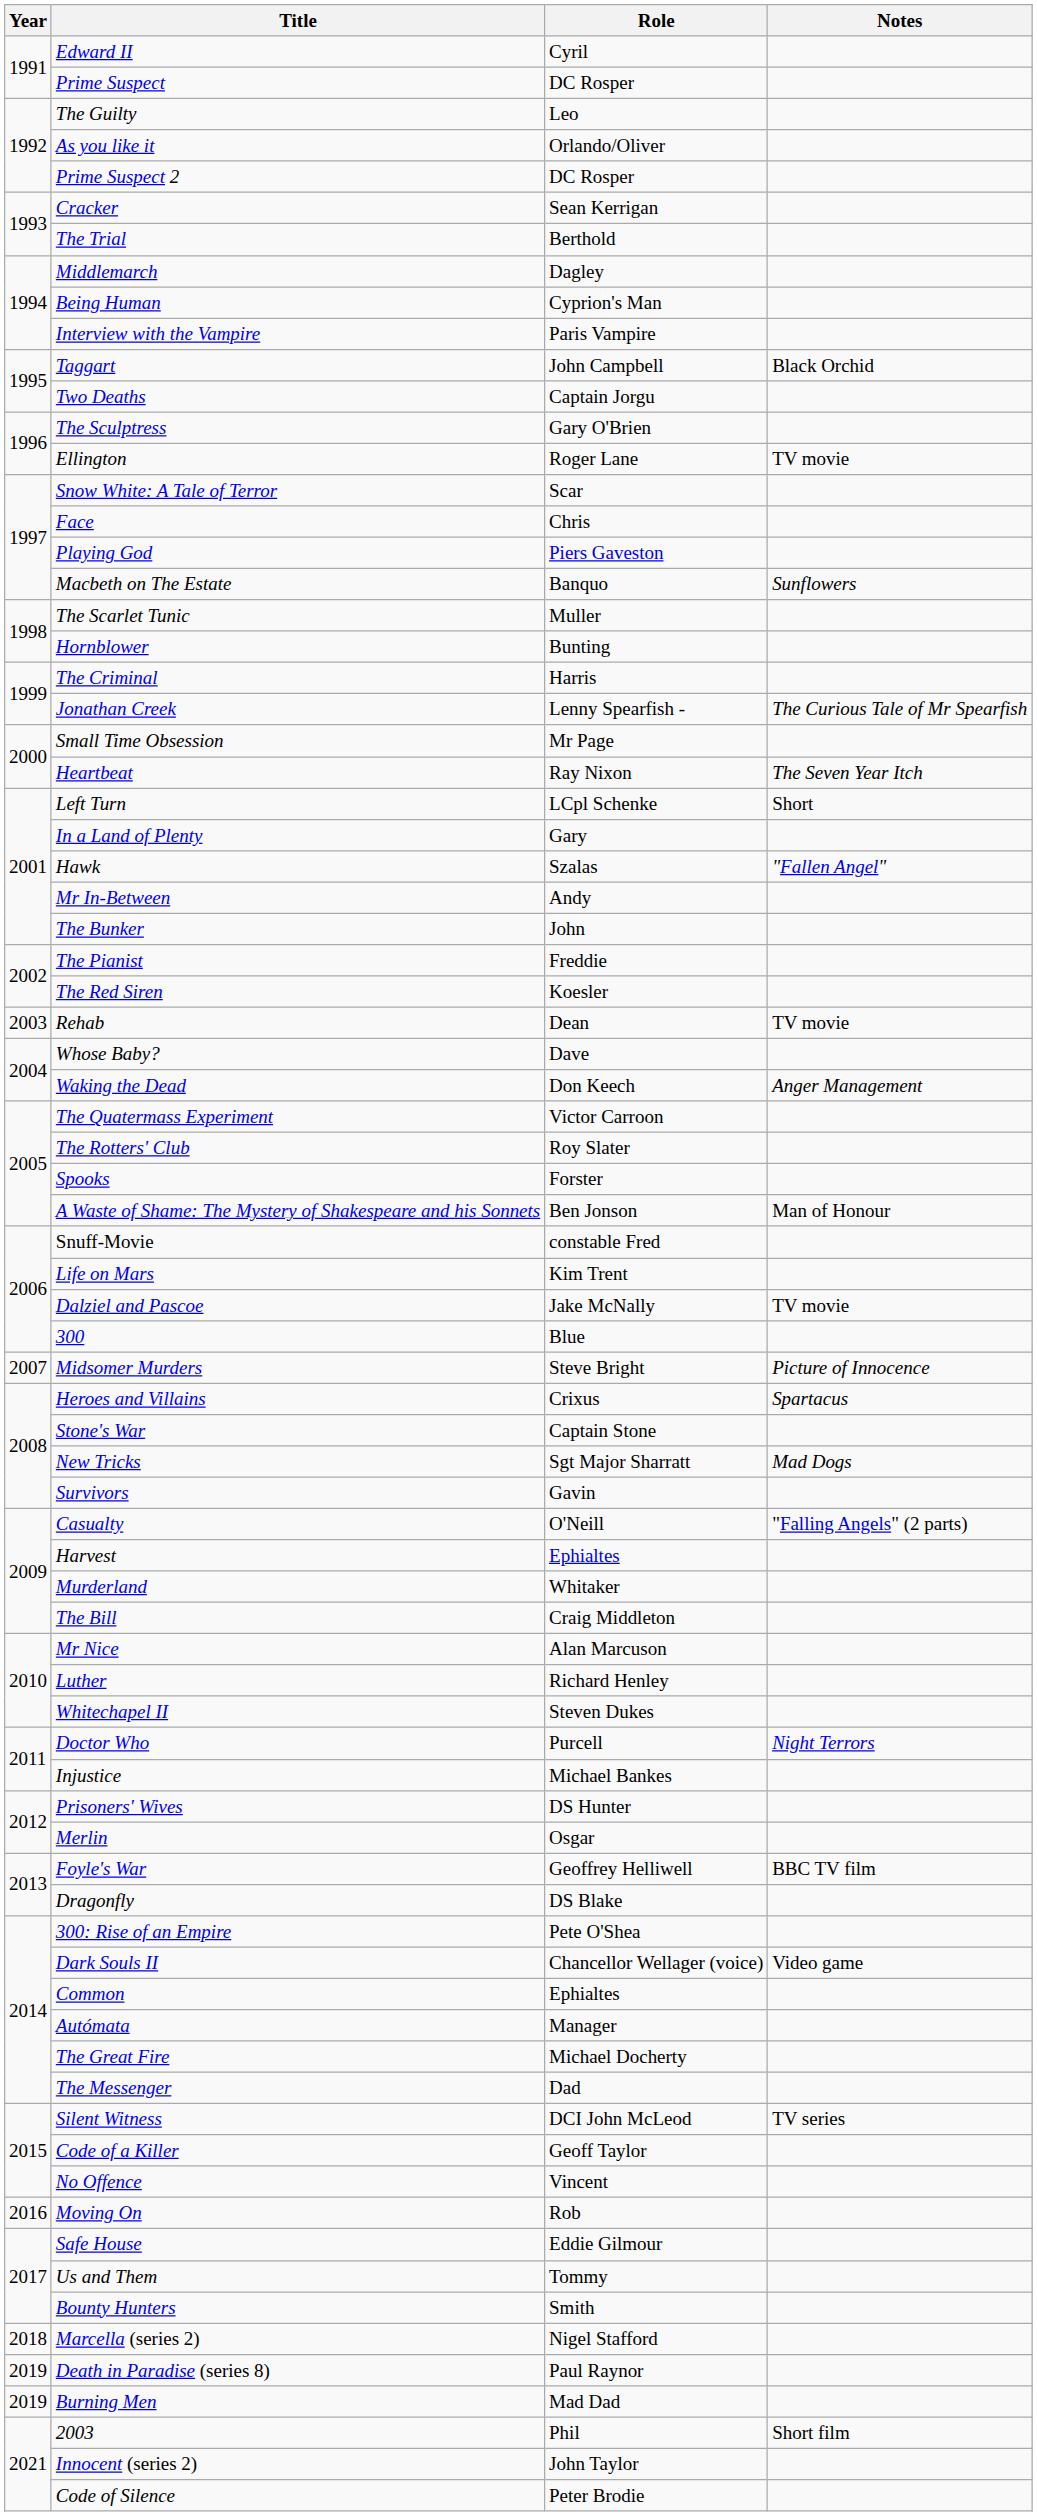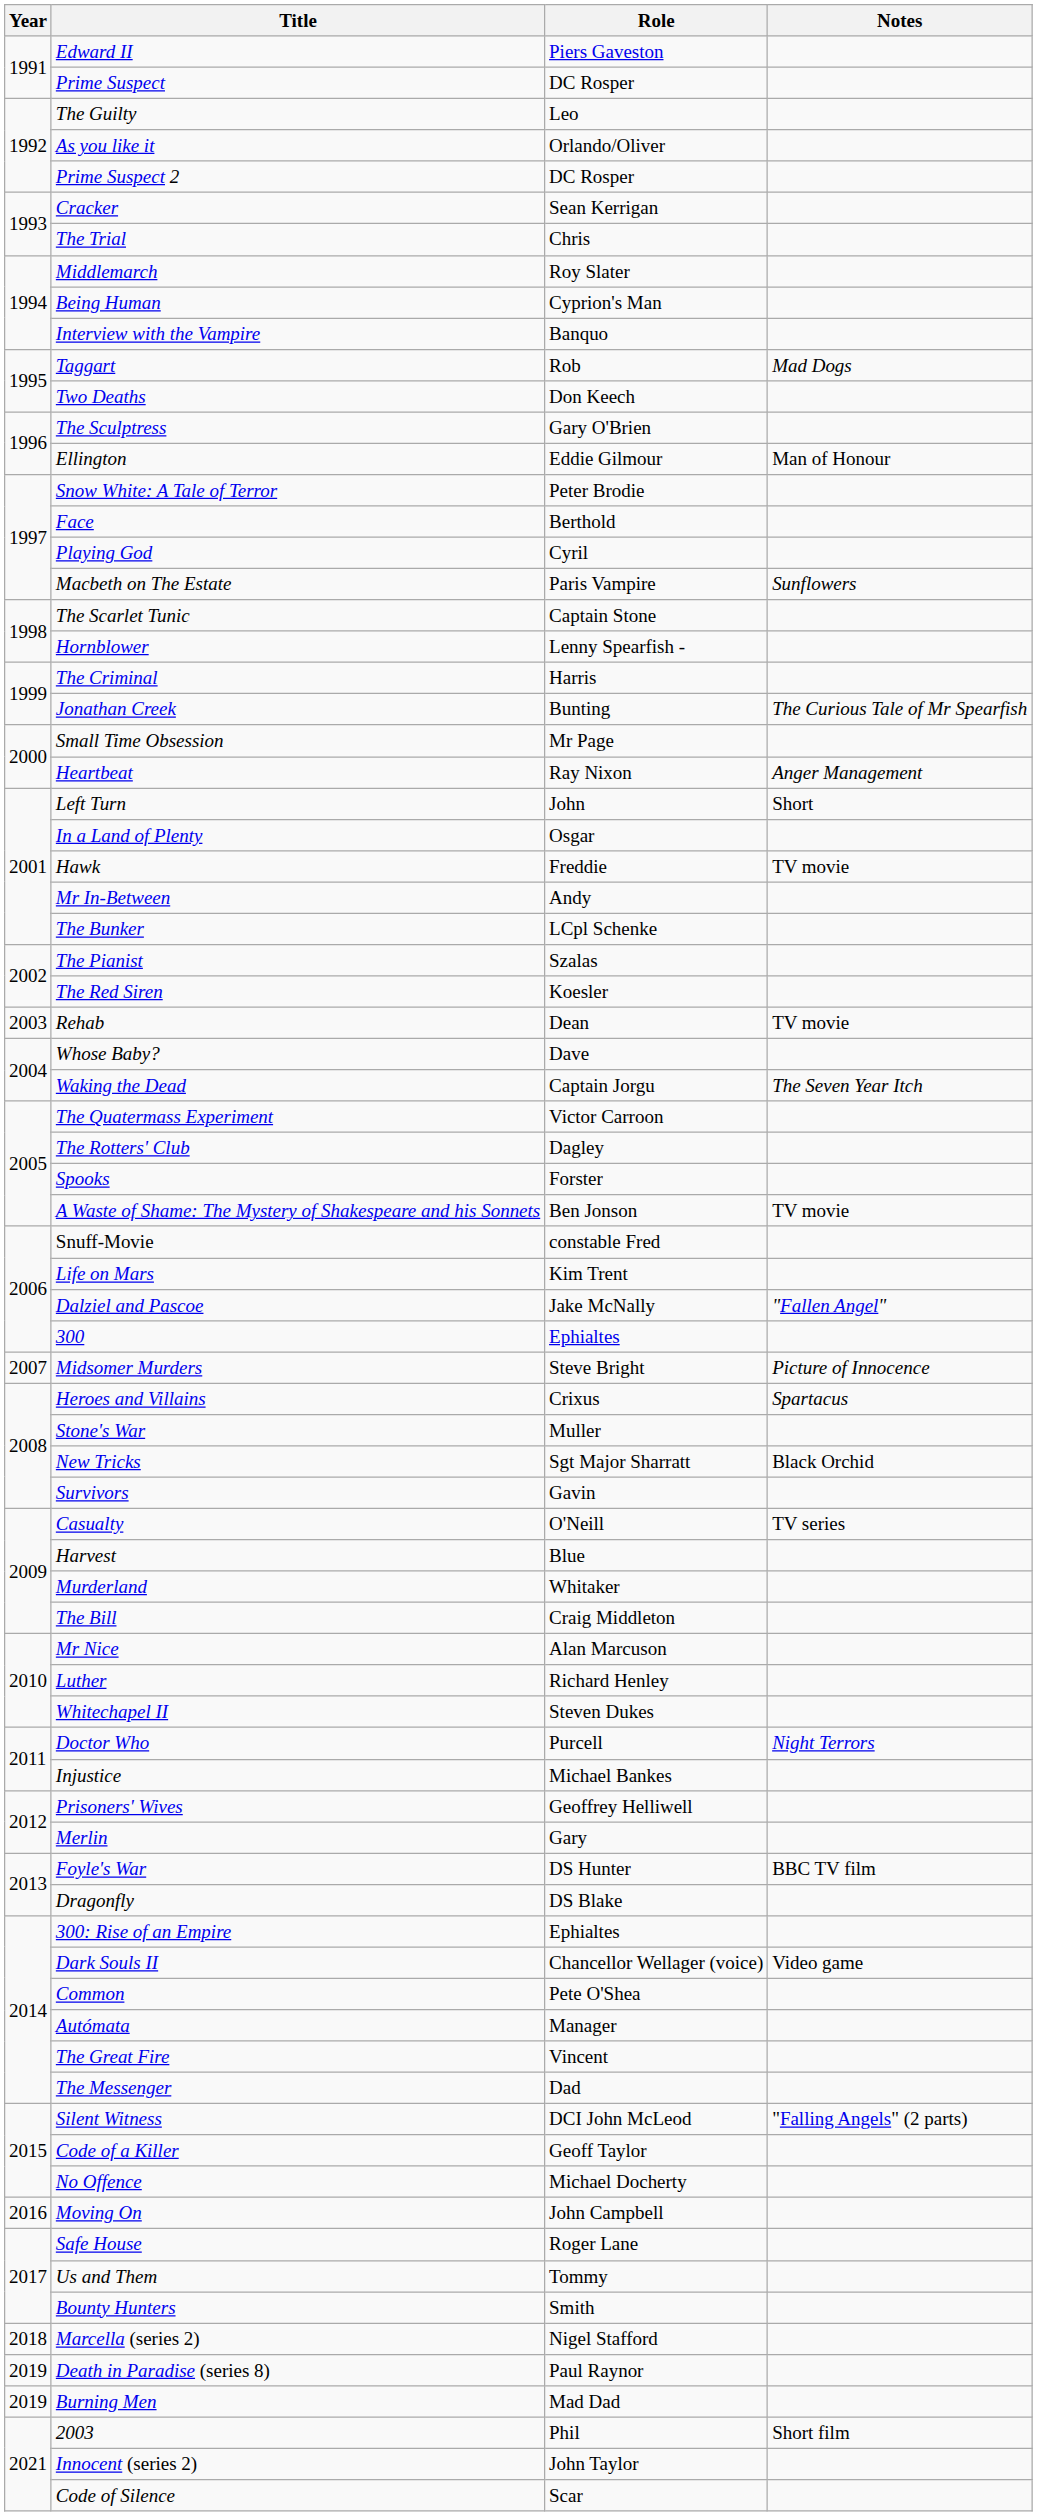(569, 51) Cyril -> (606, 51) Piers Gaveston
(582, 239) Berthold -> (570, 239) Chris
(576, 270) Dagley -> (589, 270) Roy Slater
(602, 333) Paris Vampire -> (579, 333) Banquo
(606, 364) John Campbell -> (565, 364) Rob
(823, 364) Black Orchid -> (812, 364) Mad Dogs
(602, 396) Captain Jorgu -> (592, 396) Don Keech
(594, 458) Roger Lane -> (606, 458) Eddie Gilmour
(811, 458) TV movie -> (831, 458) Man of Honour
(566, 490) Scar -> (597, 490) Peter Brodie
(570, 521) Chris -> (582, 521) Berthold
(606, 552) Piers Gaveston -> (569, 552) Cyril
(579, 584) Banquo -> (602, 584) Paris Vampire
(575, 615) Muller -> (603, 615) Captain Stone
(580, 646) Bunting -> (617, 646) Lenny Spearfish -
(617, 709) Lenny Spearfish - -> (580, 709) Bunting
(847, 772) The Seven Year Itch -> (847, 772) Anger Management
(603, 803) LCpl Schenke -> (567, 803) John
(568, 834) Gary -> (572, 834) Osgar
(573, 866) Szalas -> (578, 866) Freddie
(829, 866) "Fallen Angel" -> (811, 866) TV movie
(567, 928) John -> (603, 928) LCpl Schenke
(578, 960) Freddie -> (573, 960) Szalas
(592, 1085) Don Keech -> (602, 1085) Captain Jorgu
(847, 1085) Anger Management -> (847, 1085) The Seven Year Itch
(589, 1148) Roy Slater -> (576, 1148) Dagley
(831, 1210) Man of Honour -> (811, 1210) TV movie
(811, 1304) TV movie -> (829, 1304) "Fallen Angel"
(567, 1336) Blue -> (584, 1336) Ephialtes
(603, 1430) Captain Stone -> (575, 1430) Muller
(812, 1461) Mad Dogs -> (823, 1461) Black Orchid
(870, 1524) "Falling Angels" (2 parts) -> (809, 1524) TV series
(584, 1555) Ephialtes -> (567, 1555) Blue
(590, 1806) DS Hunter -> (621, 1806) Geoffrey Helliwell
(572, 1837) Osgar -> (568, 1837) Gary
(621, 1868) Geoffrey Helliwell -> (590, 1868) DS Hunter
(595, 1931) Pete O'Shea -> (584, 1931) Ephialtes
(584, 1994) Ephialtes -> (595, 1994) Pete O'Shea
(618, 2056) Michael Docherty -> (579, 2056) Vincent
(809, 2119) TV series -> (870, 2119) "Falling Angels" (2 parts)
(579, 2181) Vincent -> (618, 2181) Michael Docherty
(565, 2213) Rob -> (606, 2213) John Campbell
(606, 2244) Eddie Gilmour -> (594, 2244) Roger Lane
(597, 2495) Peter Brodie -> (566, 2495) Scar
